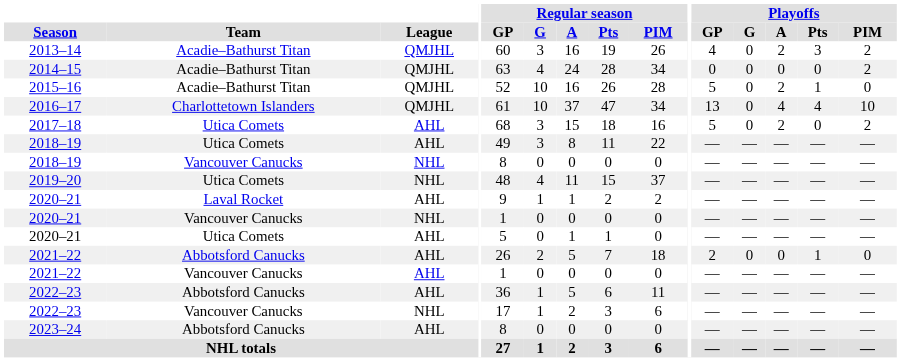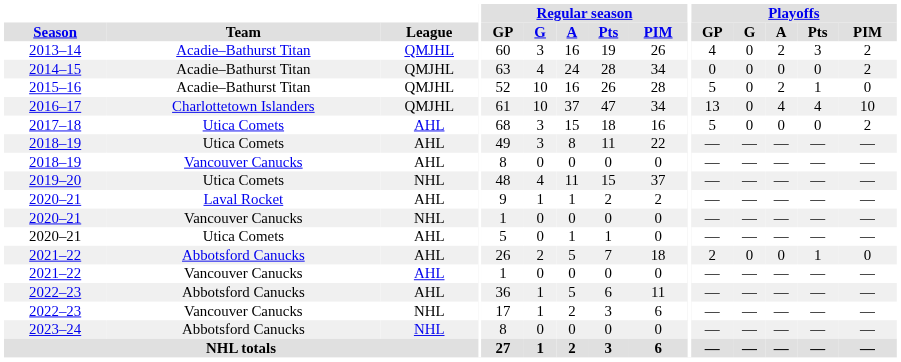(781, 124) 2 -> (781, 124) 0
(429, 162) NHL -> (429, 162) AHL
(429, 329) AHL -> (429, 329) NHL
